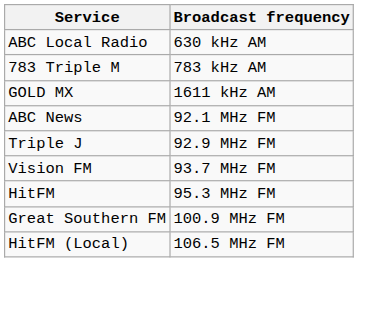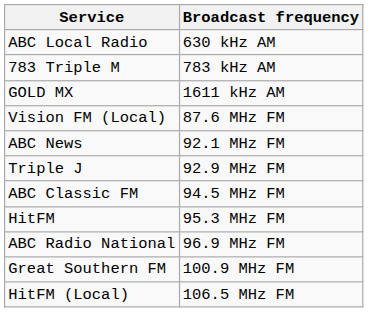+ row: (87, 118)
- row: (50, 168)
+ row: (73, 194)
+ row: (92, 244)
